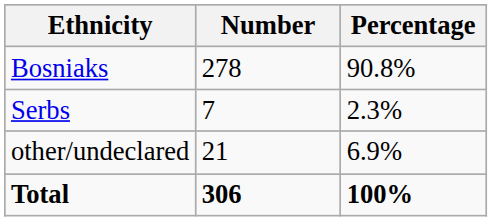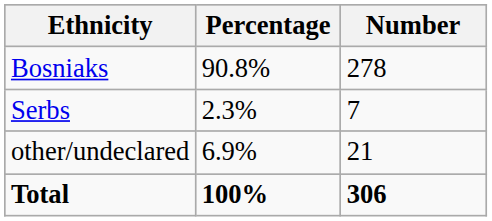columns swapped: (268, 25) <-> (413, 25)
